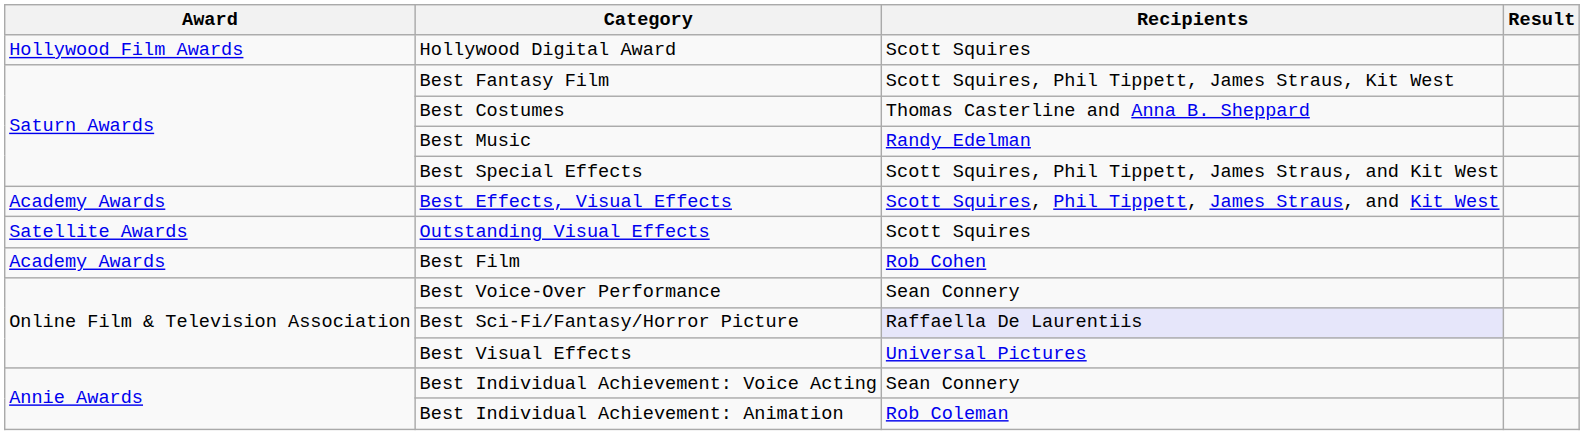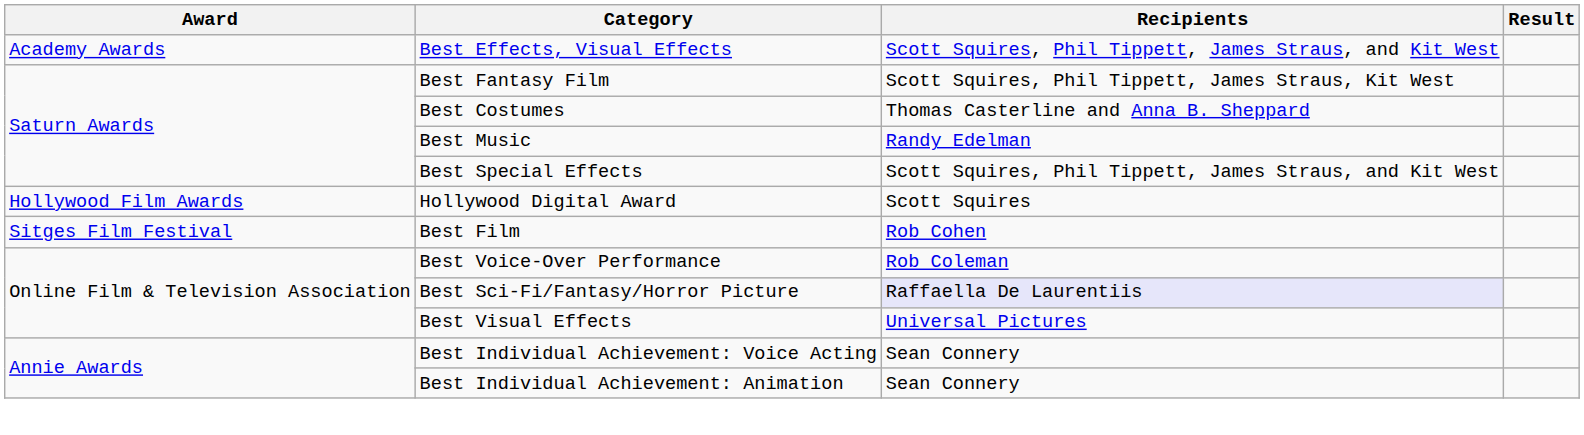rows swapped: (576, 202) <-> (548, 50)
- row: (565, 232)
(87, 262) Academy Awards -> (121, 232) Sitges Film Festival
(953, 293) Sean Connery -> (947, 262) Rob Coleman
(947, 414) Rob Coleman -> (953, 383) Sean Connery
